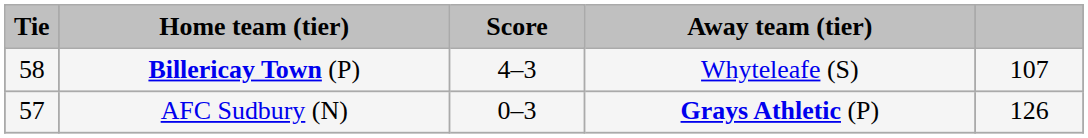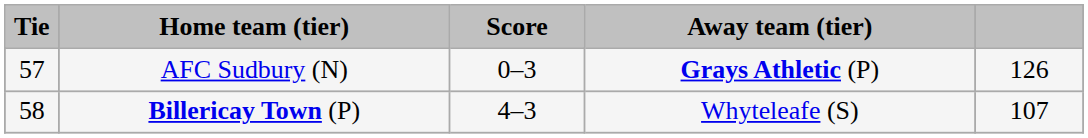rows swapped: (254, 111) <-> (254, 69)
